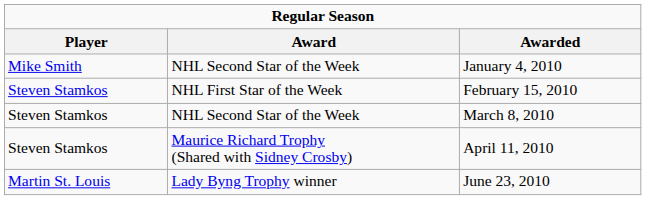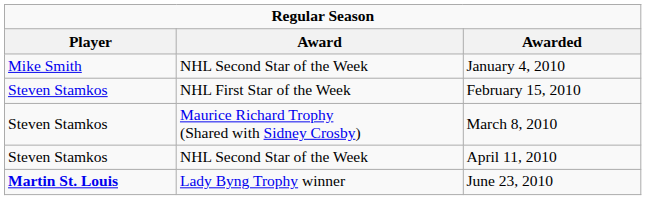(265, 115) NHL Second Star of the Week -> (270, 123) Maurice Richard Trophy (Shared with Sidney Crosby)
(262, 148) Maurice Richard Trophy (Shared with Sidney Crosby) -> (274, 157) NHL Second Star of the Week
(59, 181) normal -> (63, 181) bold
